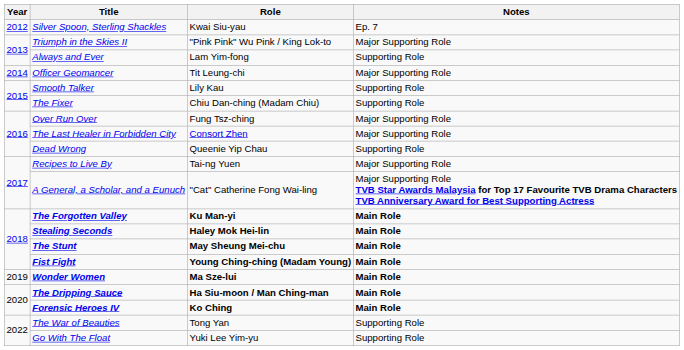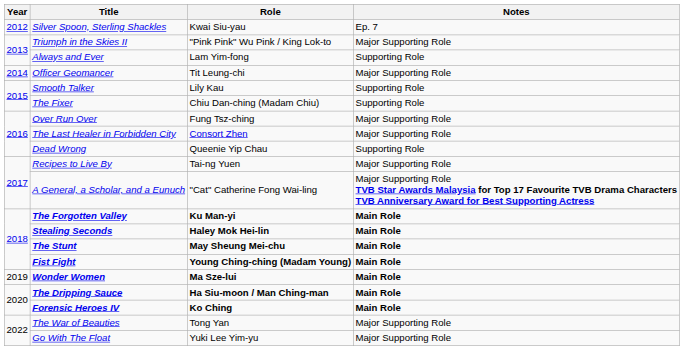(390, 322) Supporting Role -> (403, 322) Major Supporting Role
(390, 338) Supporting Role -> (403, 338) Major Supporting Role
